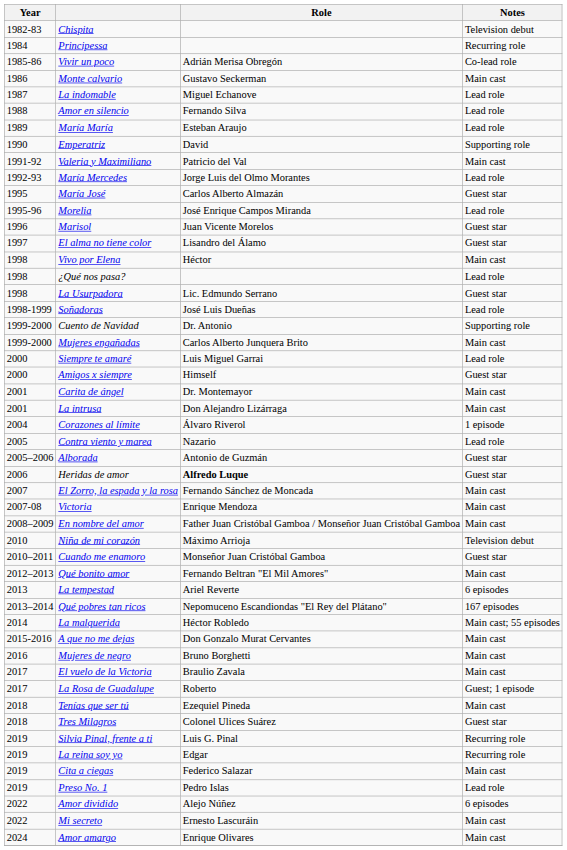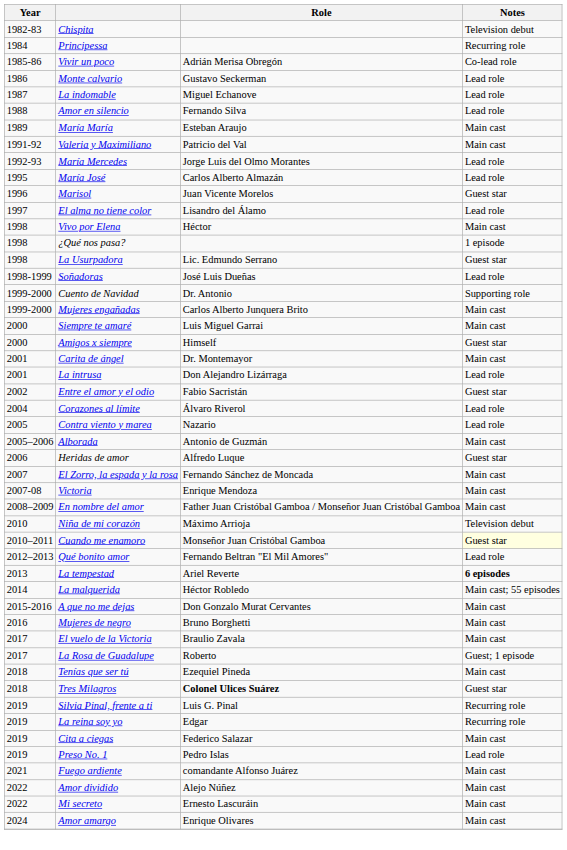(485, 78) Main cast -> (485, 78) Lead role
(485, 128) Lead role -> (485, 128) Main cast
- row: (82, 144)
(486, 194) Guest star -> (485, 177) Lead role
- row: (75, 210)
(486, 243) Guest star -> (485, 210) Lead role
(485, 276) Lead role -> (485, 243) 1 episode
(485, 359) Lead role -> (485, 326) Main cast
(485, 408) Main cast -> (485, 375) Lead role
+ row: (106, 392)
(485, 425) 1 episode -> (485, 408) Lead role
(486, 458) Guest star -> (485, 441) Main cast
(216, 474) bold -> (214, 458) normal
(486, 557) no background -> (486, 540) lightyellow background
(485, 573) Main cast -> (485, 557) Lead role
(487, 590) normal -> (487, 573) bold
- row: (102, 606)
(229, 721) normal -> (231, 688) bold
+ row: (90, 771)
(487, 804) 6 episodes -> (485, 787) Main cast
